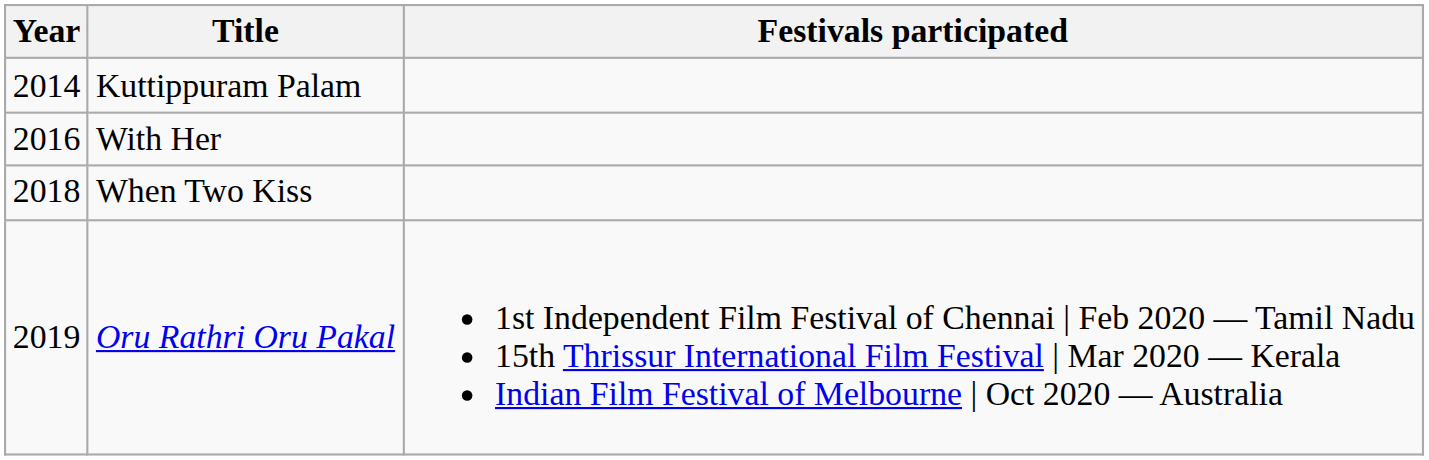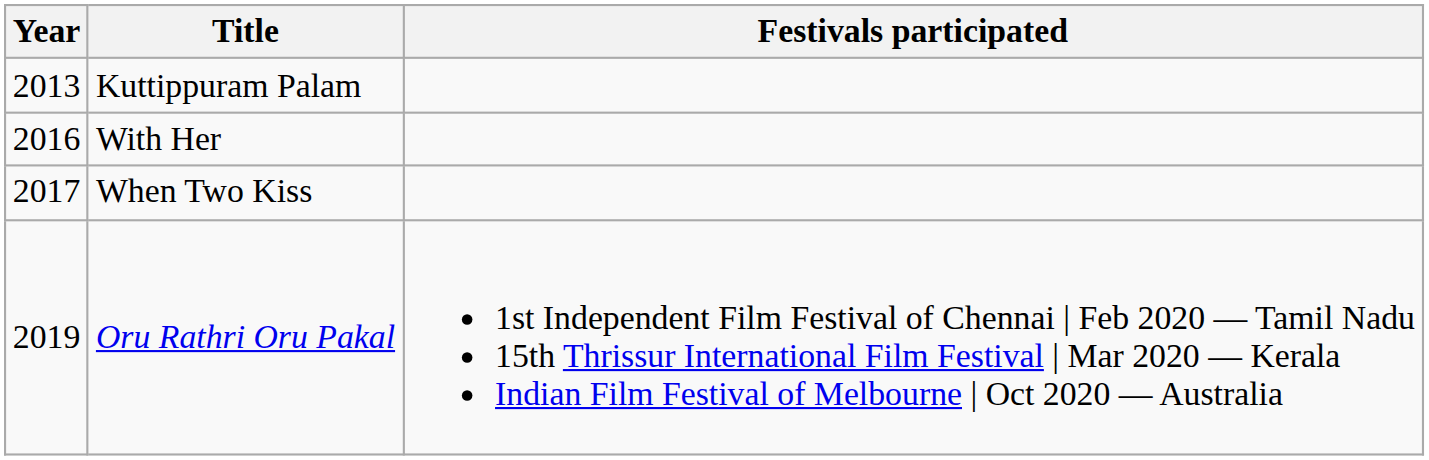(47, 84) 2014 -> (47, 84) 2013
(47, 191) 2018 -> (47, 191) 2017
